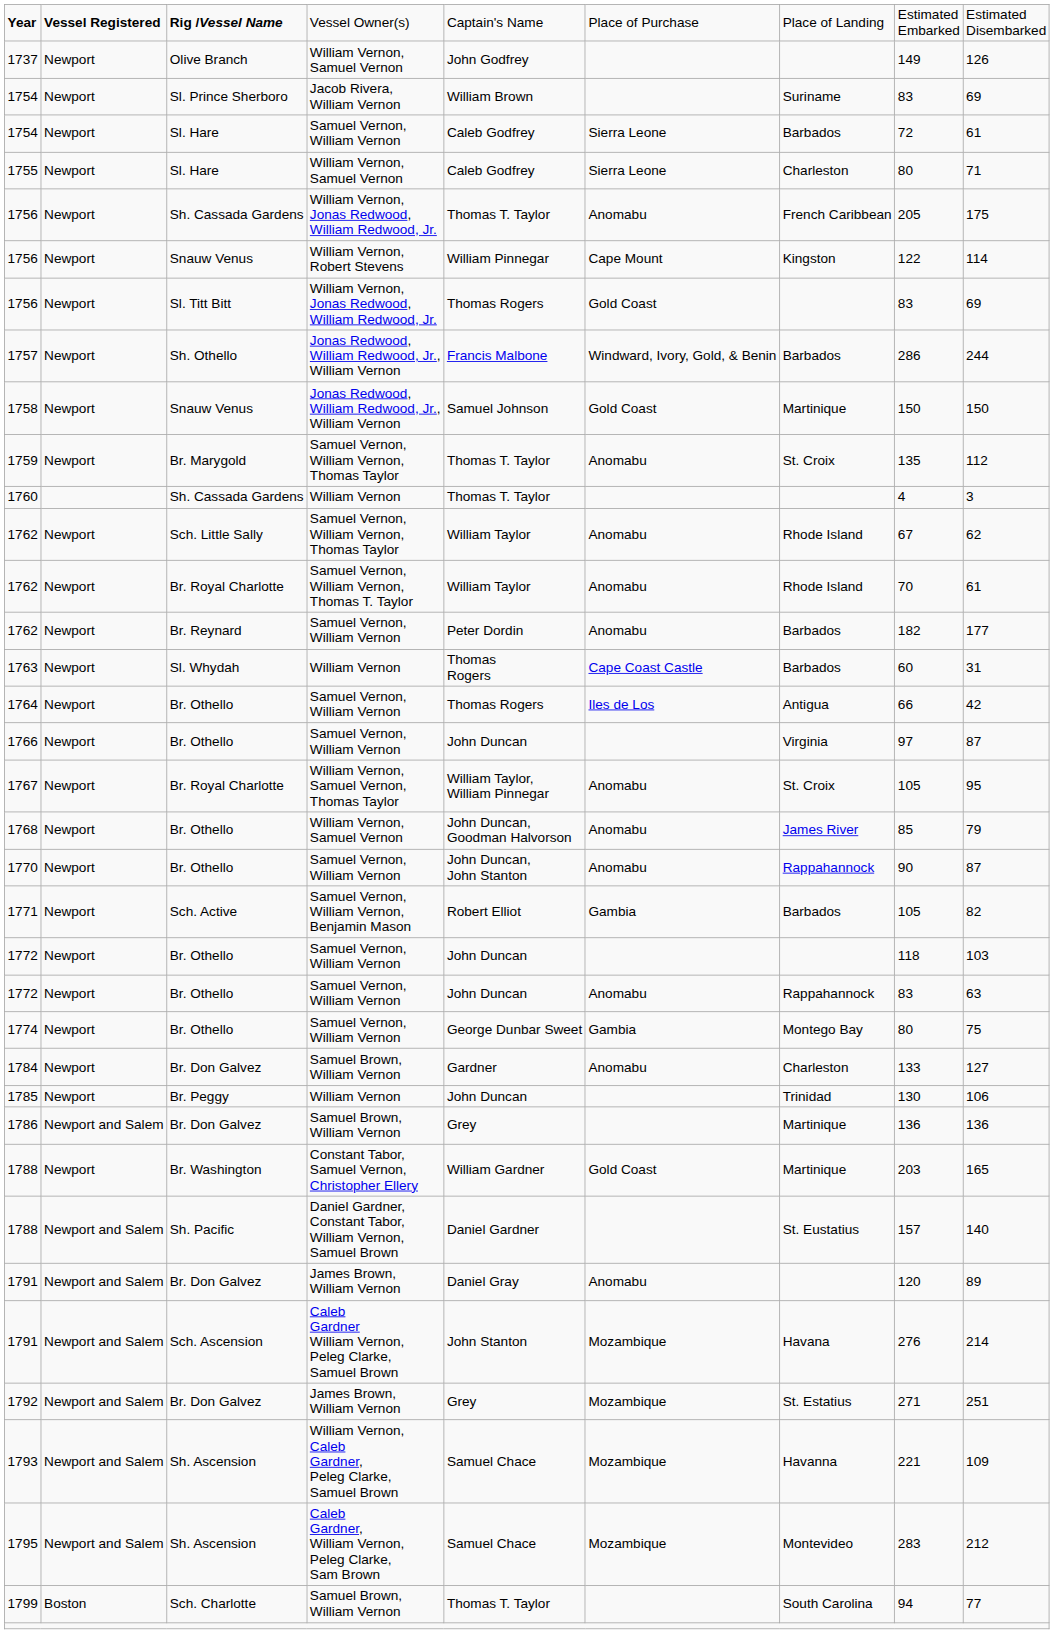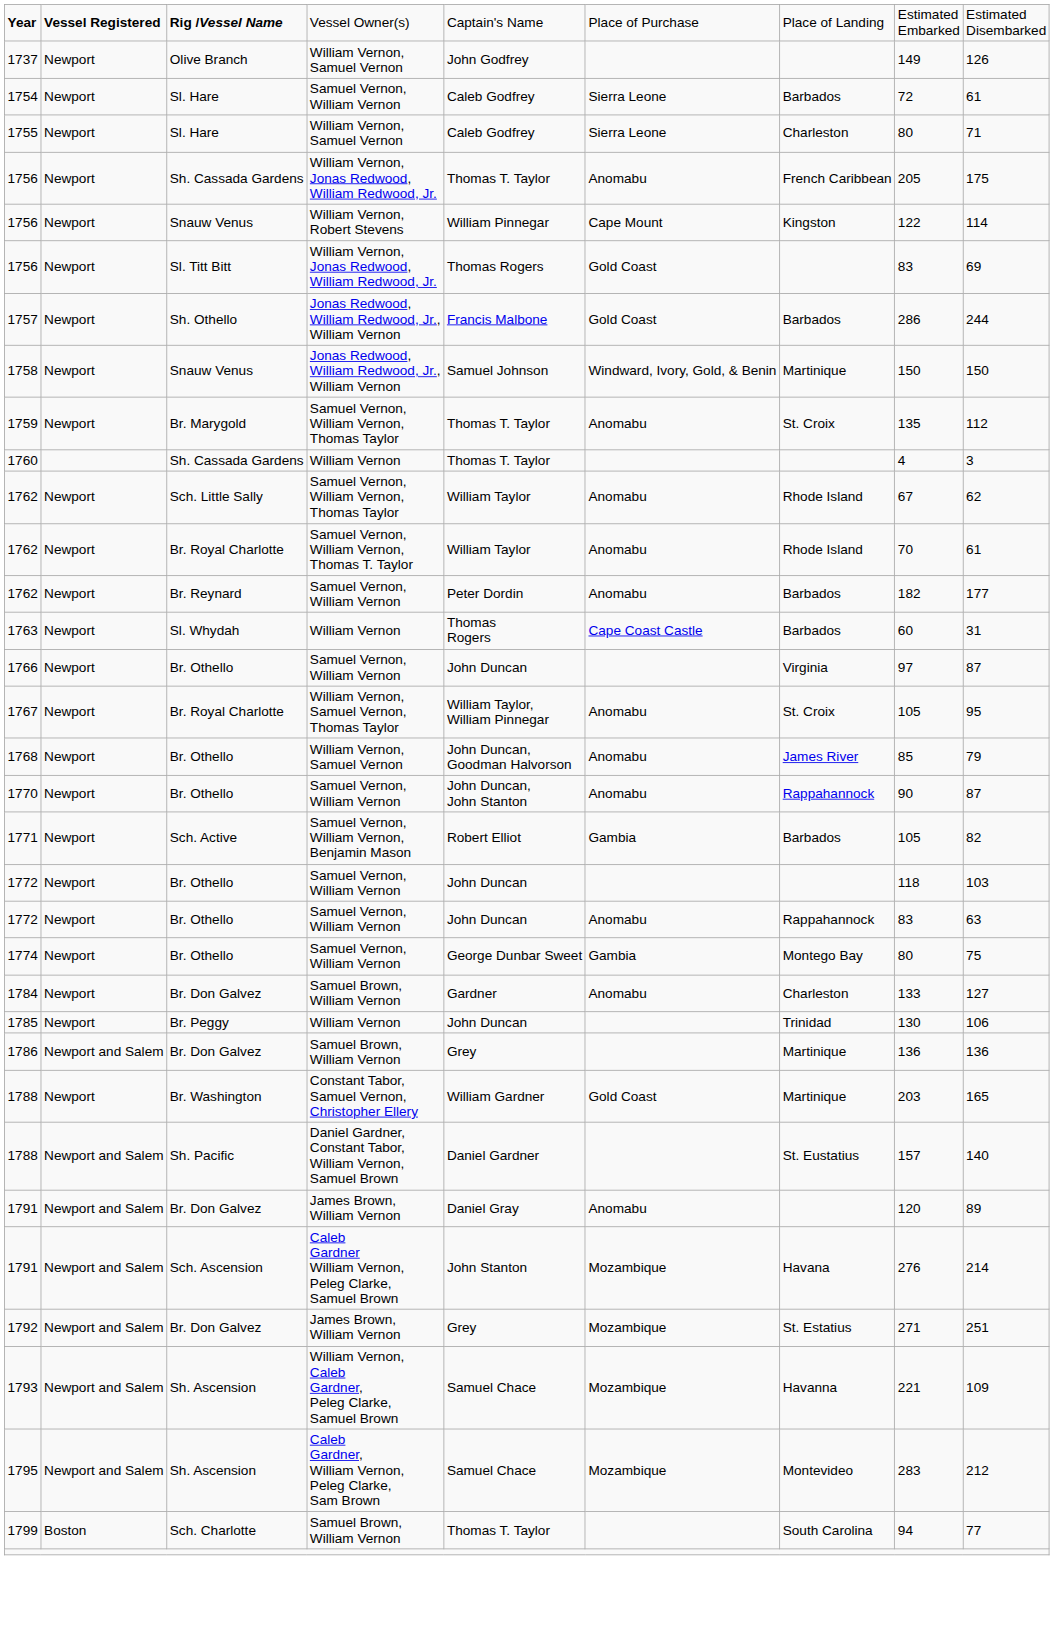- row: (23, 96)
(682, 356) Windward, Ivory, Gold, & Benin -> (623, 319) Gold Coast
(623, 408) Gold Coast -> (682, 371) Windward, Ivory, Gold, & Benin
- row: (23, 704)
